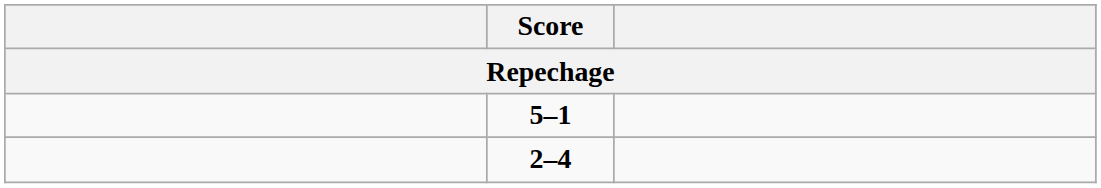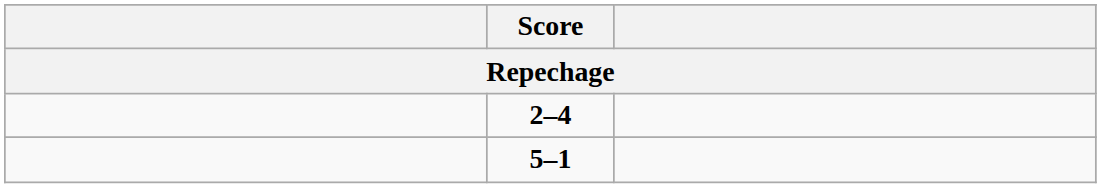rows swapped: (550, 114) <-> (550, 159)
